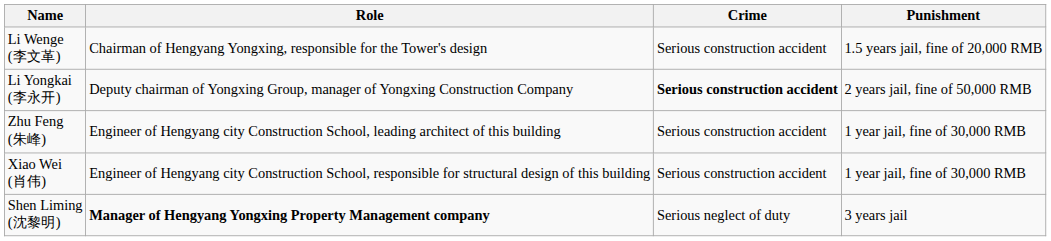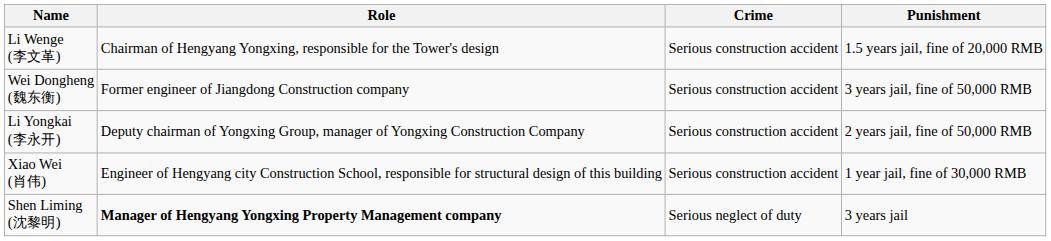+ row: (51, 89)
(747, 89) bold -> (753, 131) normal
- row: (36, 130)
